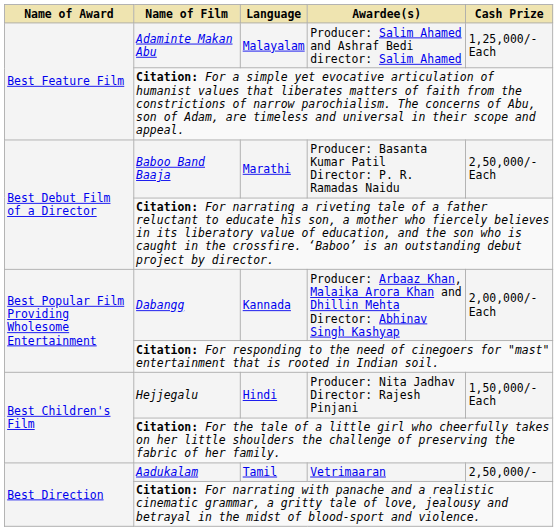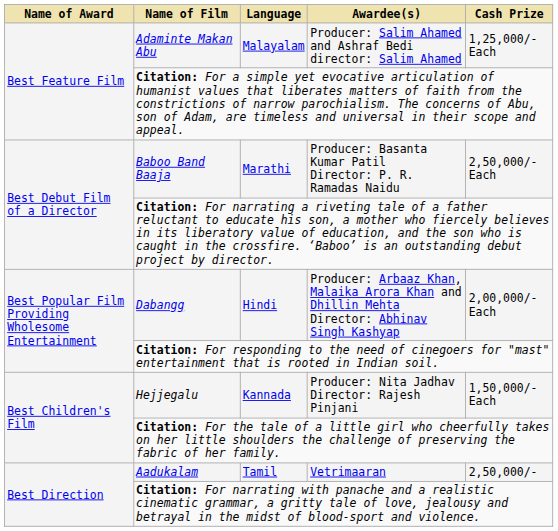(267, 305) Kannada -> (260, 305) Hindi
(260, 395) Hindi -> (267, 395) Kannada
